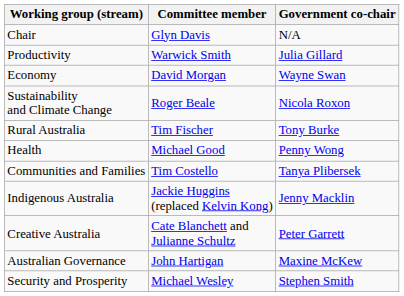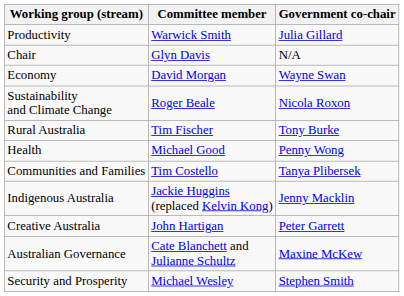rows swapped: (22, 34) <-> (39, 55)
(200, 233) Cate Blanchett and Julianne Schultz -> (187, 226) John Hartigan
(187, 260) John Hartigan -> (200, 253) Cate Blanchett and Julianne Schultz
